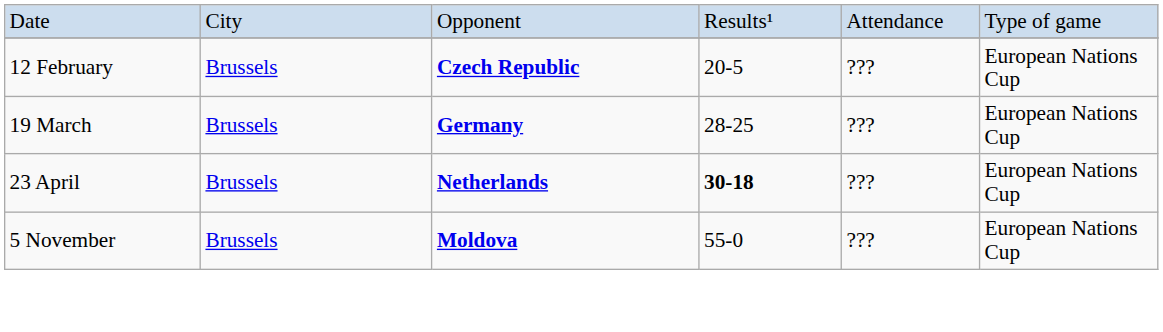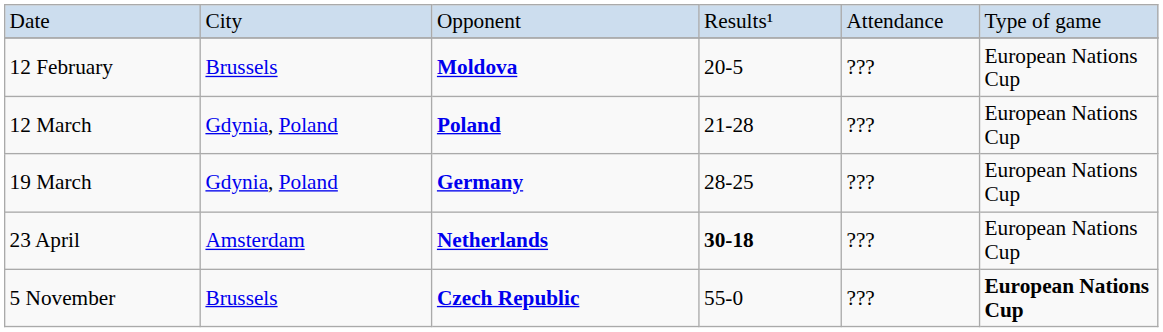(508, 67) Czech Republic -> (477, 67) Moldova
+ row: (51, 124)
(241, 124) Brussels -> (272, 182) Gdynia, Poland
(241, 182) Brussels -> (255, 240) Amsterdam
(477, 240) Moldova -> (508, 297) Czech Republic
(1061, 240) normal -> (1067, 297) bold
